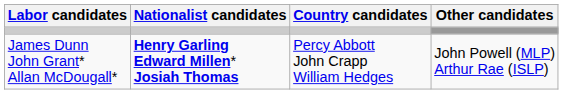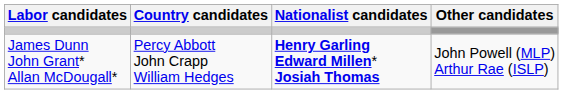columns swapped: (210, 15) <-> (360, 15)
